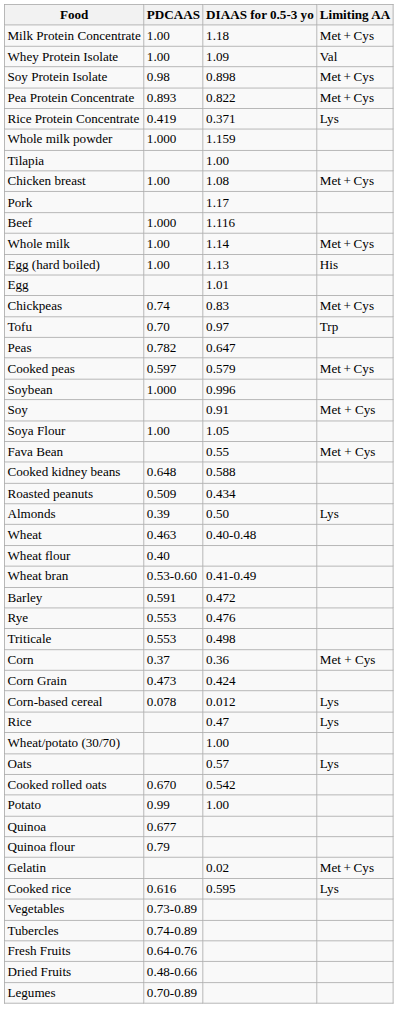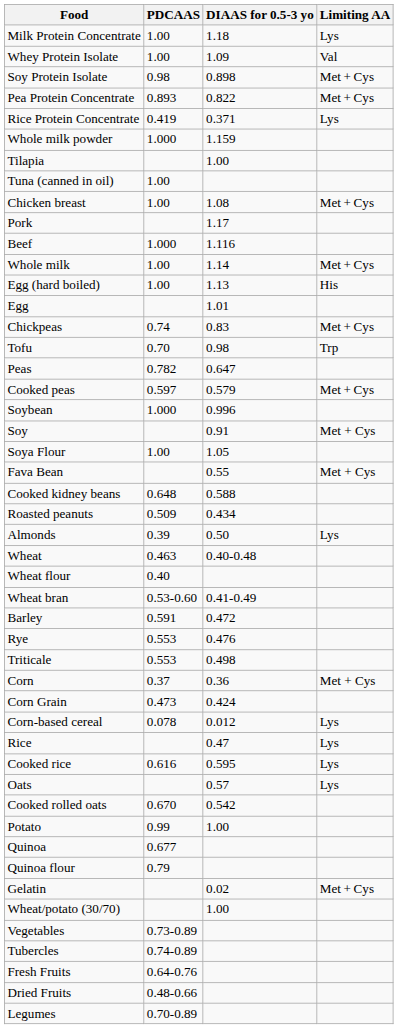(347, 35) Met + Cys -> (329, 35) Lys
+ row: (61, 181)
(218, 327) 0.97 -> (218, 347) 0.98
rows swapped: (39, 888) <-> (64, 743)
